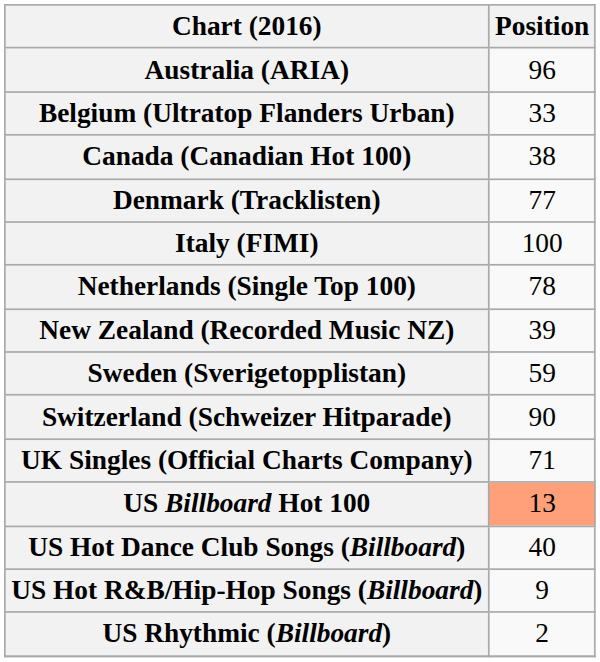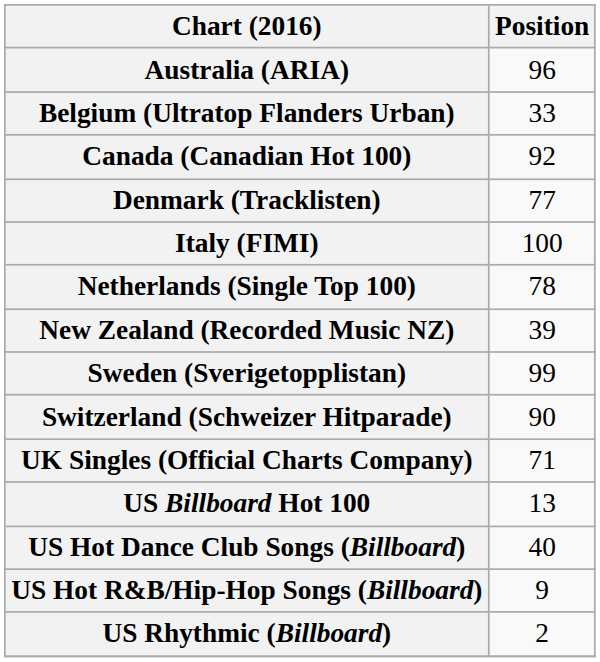(542, 156) 38 -> (542, 156) 92
(542, 373) 59 -> (542, 373) 99
(542, 503) lightsalmon background -> (542, 503) no background
